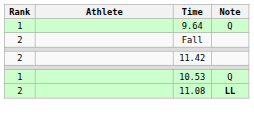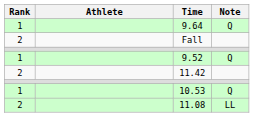+ row: (20, 58)
(230, 91) bold -> (230, 105) normal
